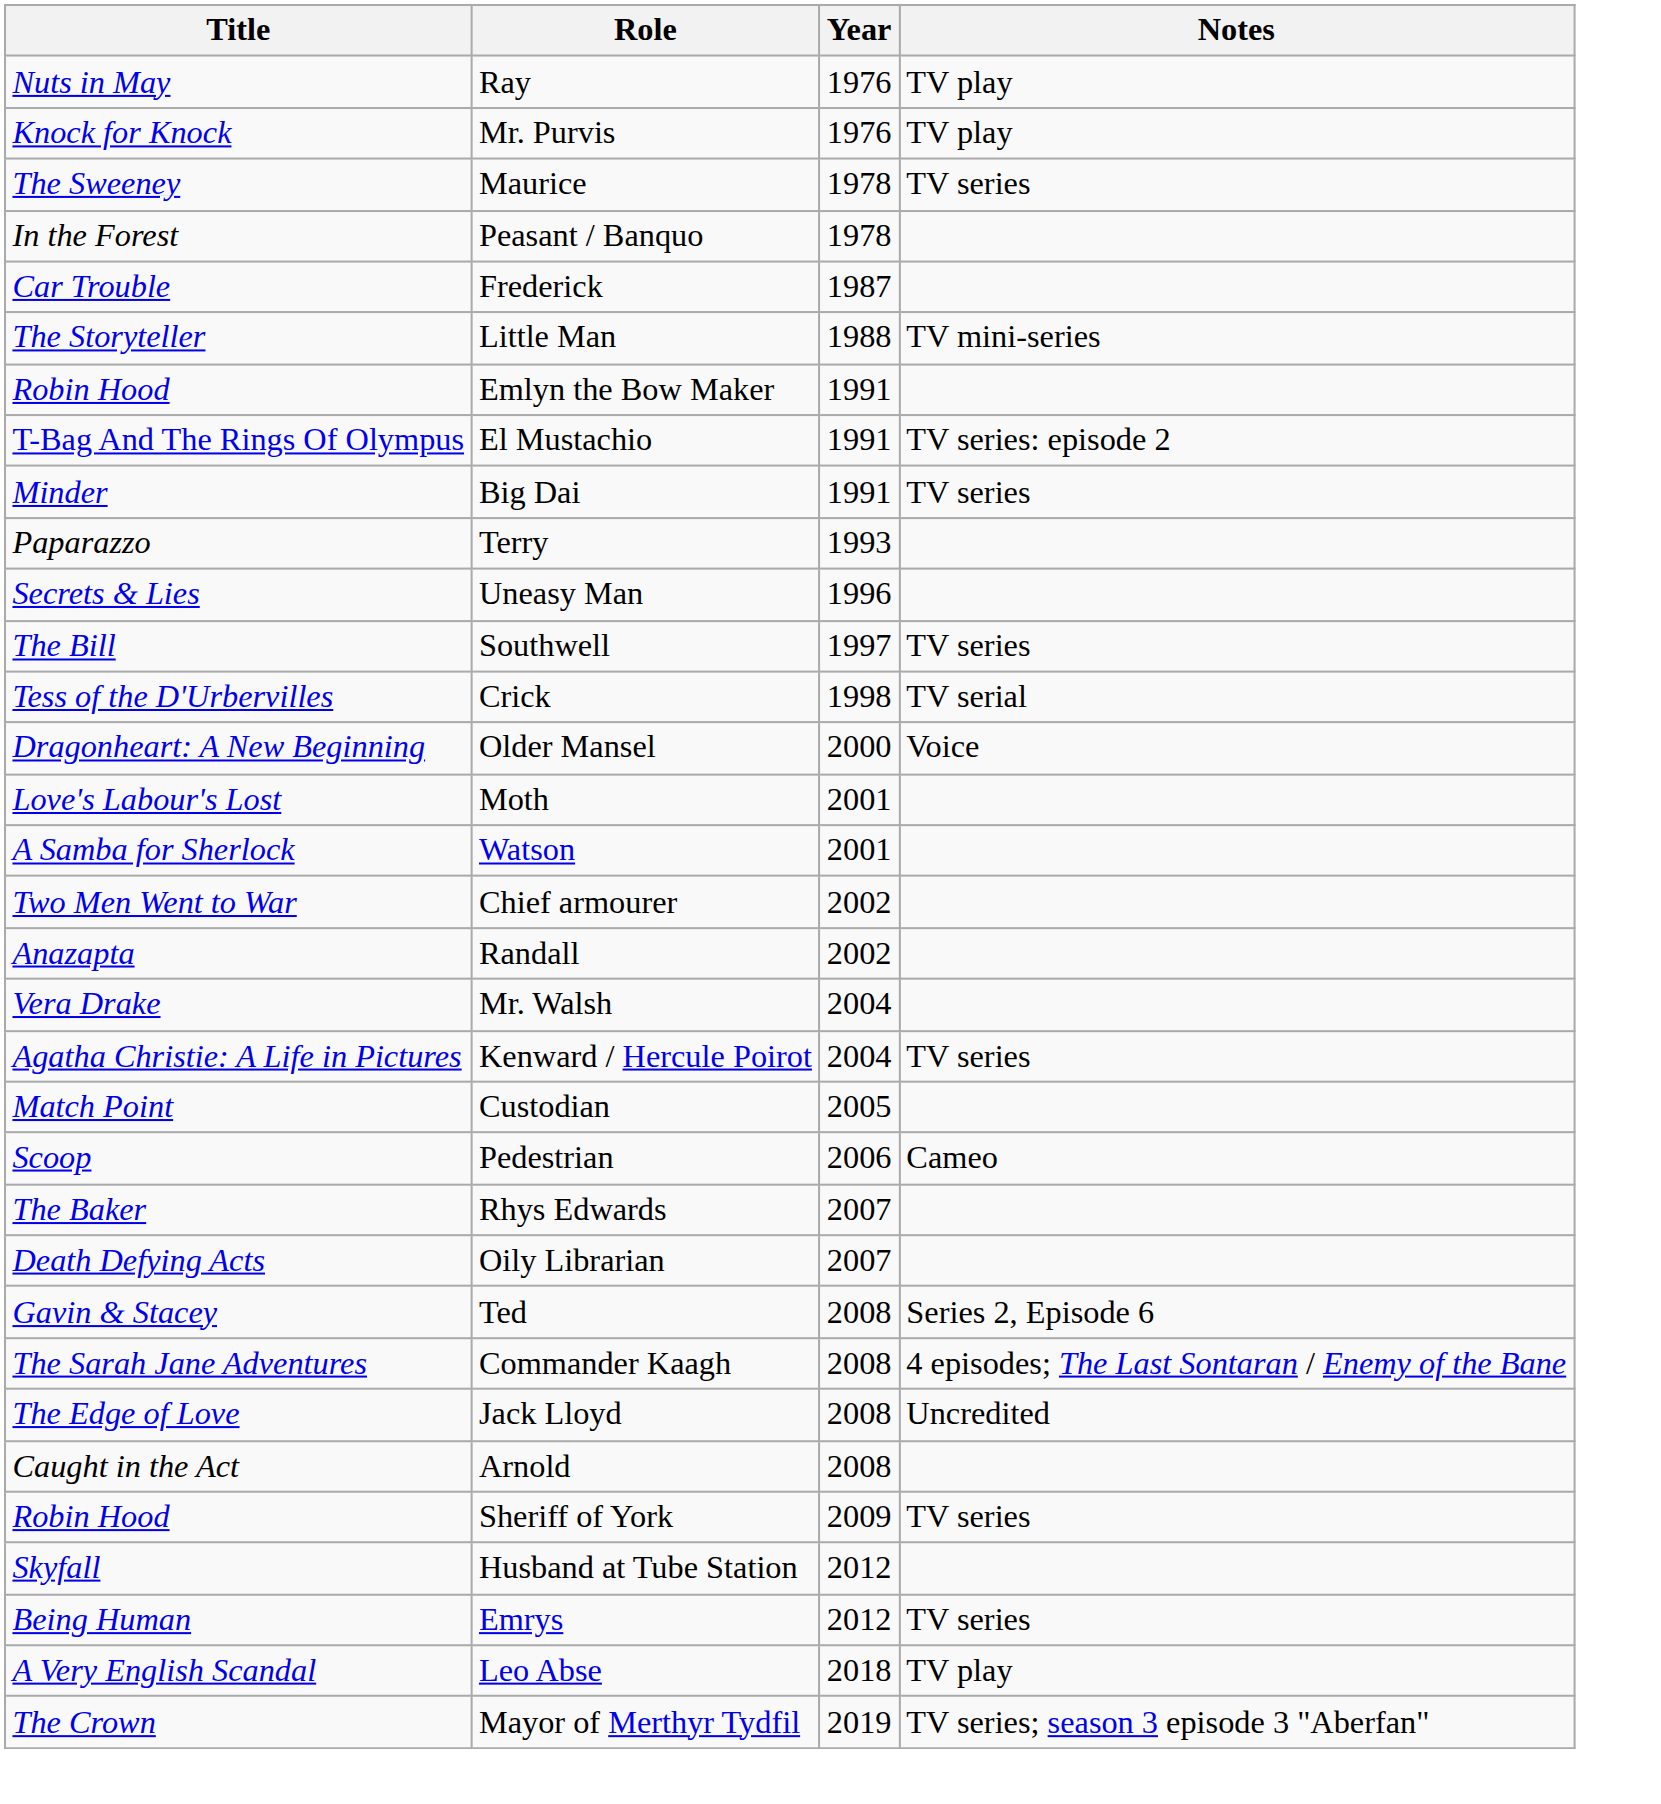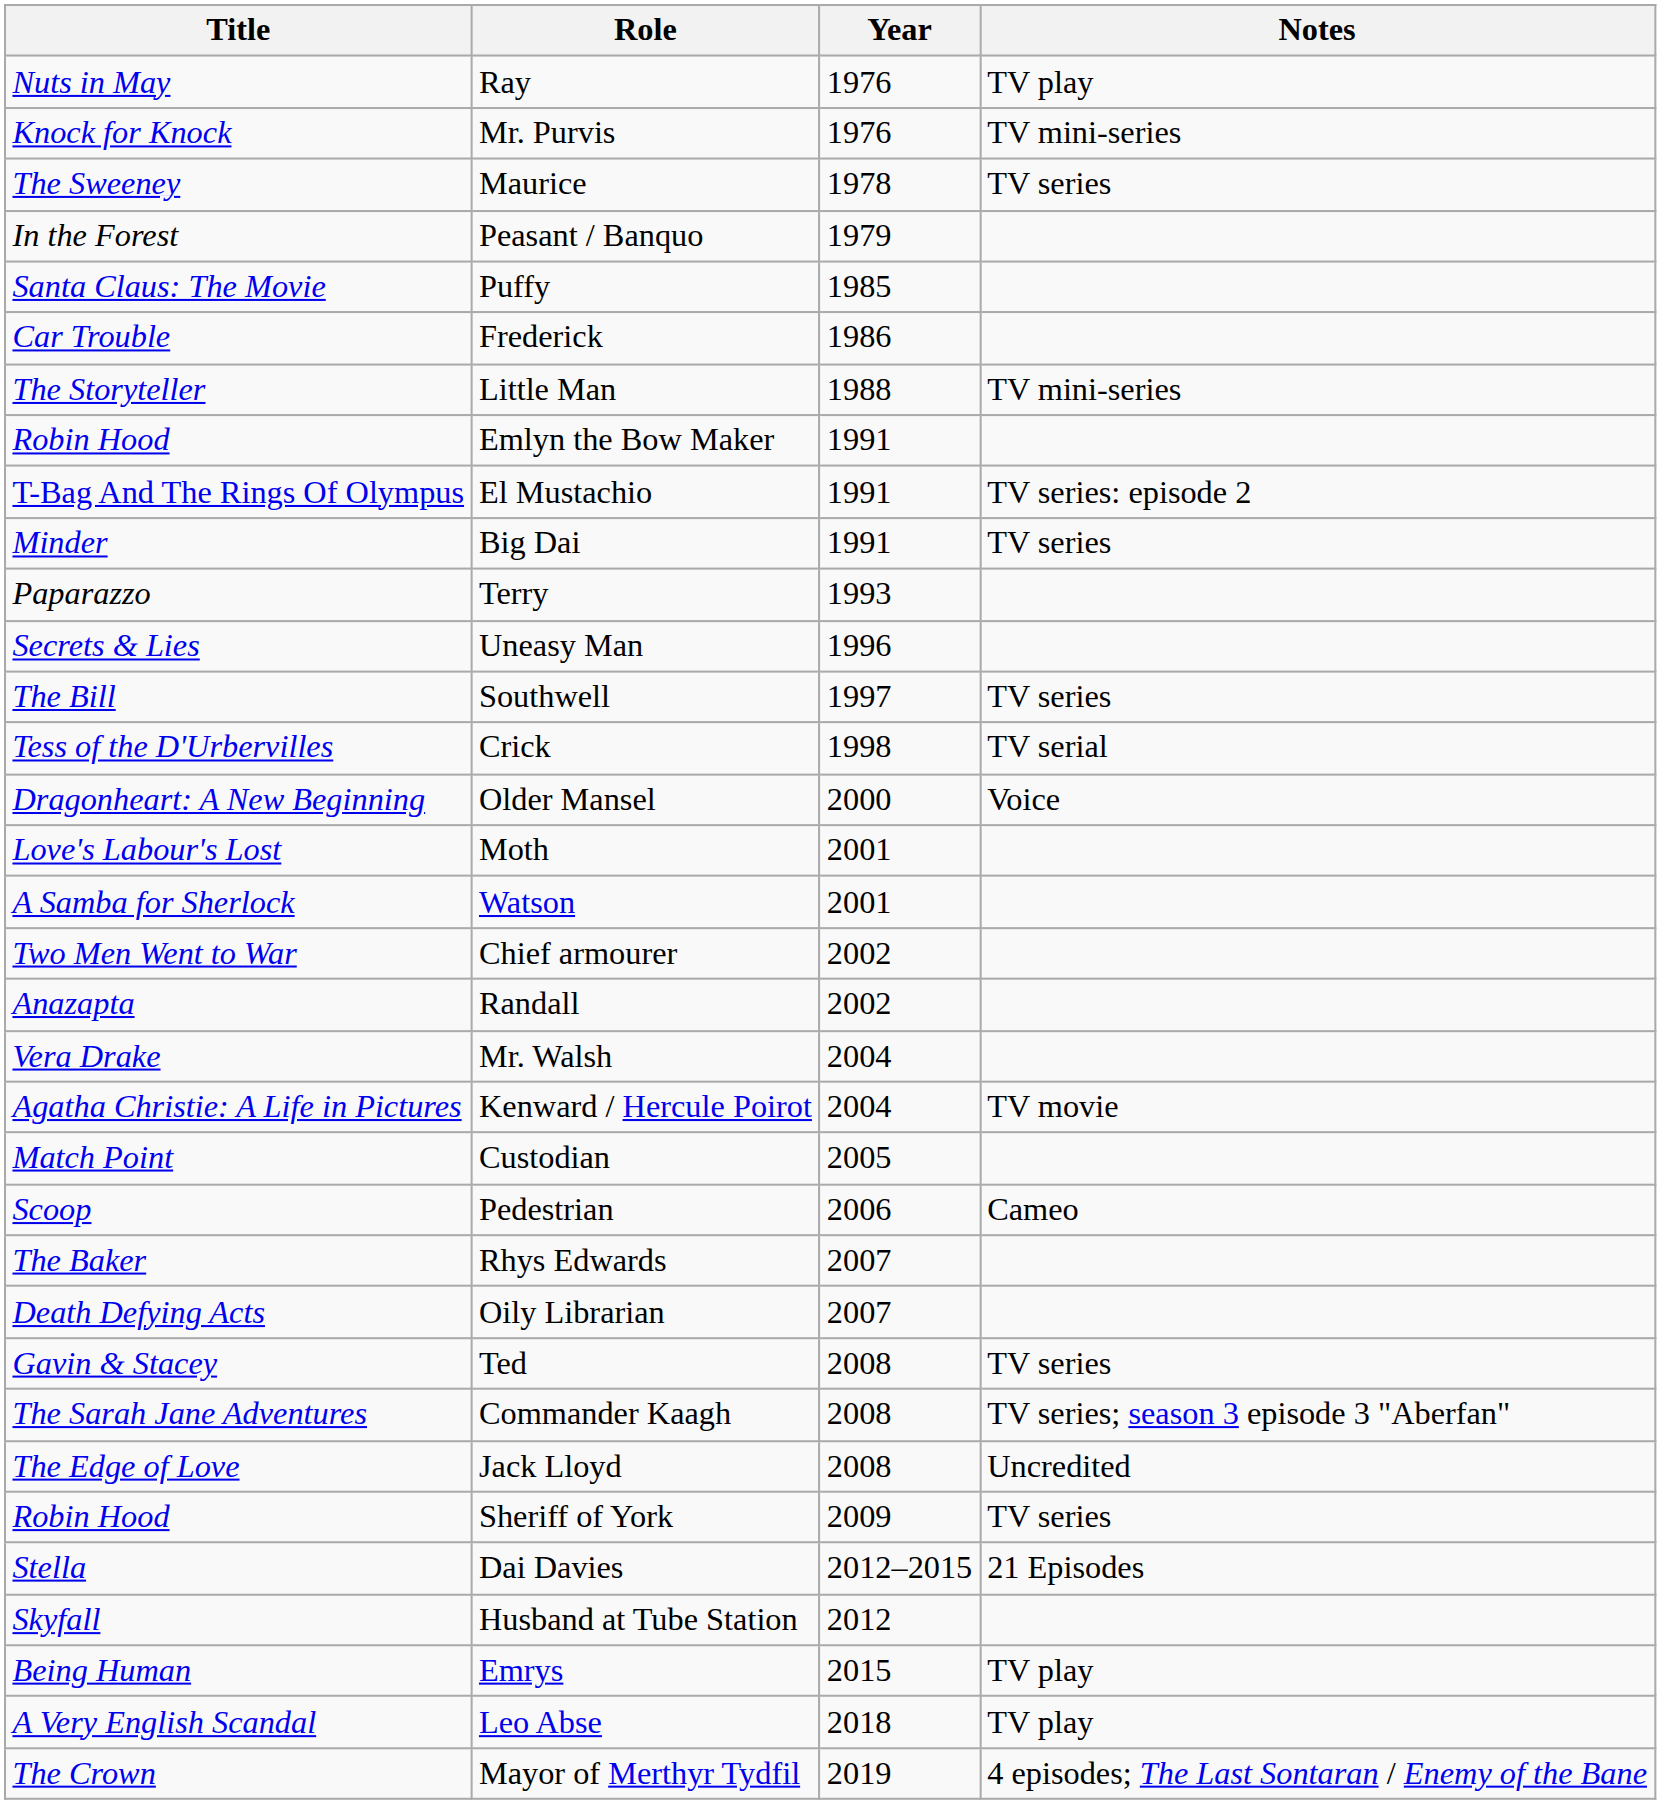(959, 132) TV play -> (1084, 132) TV mini-series
(859, 235) 1978 -> (859, 235) 1979
+ row: (515, 286)
(859, 286) 1987 -> (859, 337) 1986
(968, 1055) TV series -> (1053, 1106) TV movie
(1030, 1311) Series 2, Episode 6 -> (1049, 1362) TV series
(1236, 1362) 4 episodes; The Last Sontaran / Enemy of the Bane -> (1249, 1414) TV series; season 3 episode 3 "Aberfan"
- row: (525, 1465)
+ row: (551, 1567)
(859, 1619) 2012 -> (859, 1670) 2015
(968, 1619) TV series -> (1040, 1670) TV play
(1168, 1721) TV series; season 3 episode 3 "Aberfan" -> (1317, 1772) 4 episodes; The Last Sontaran / Enemy of the Bane
